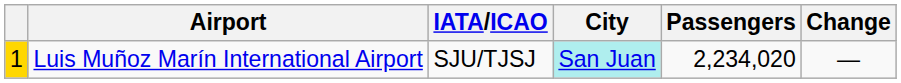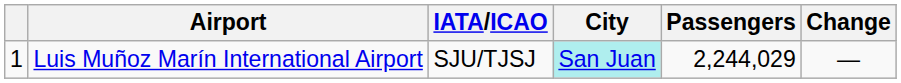(16, 59) gold background -> (16, 59) no background
(744, 59) 2,234,020 -> (744, 59) 2,244,029
